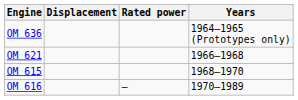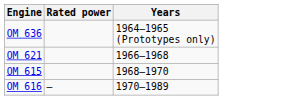- column: (82, 12)
